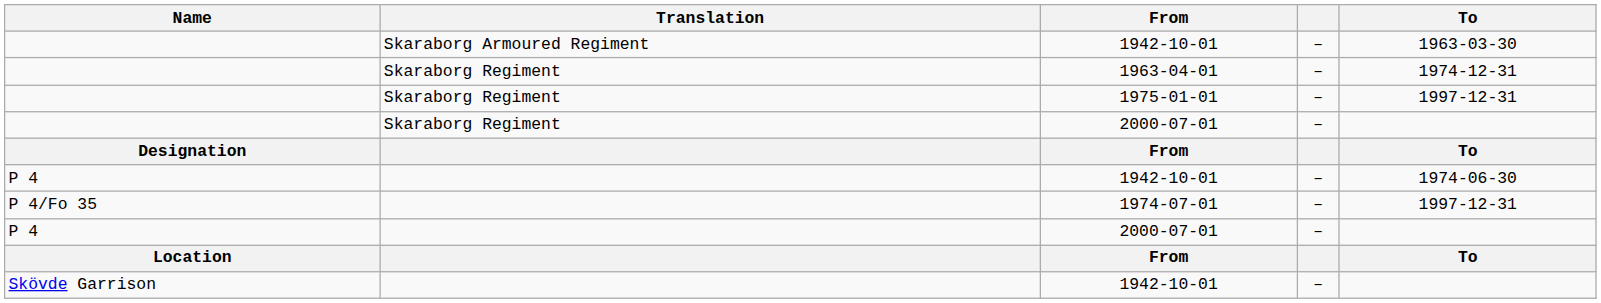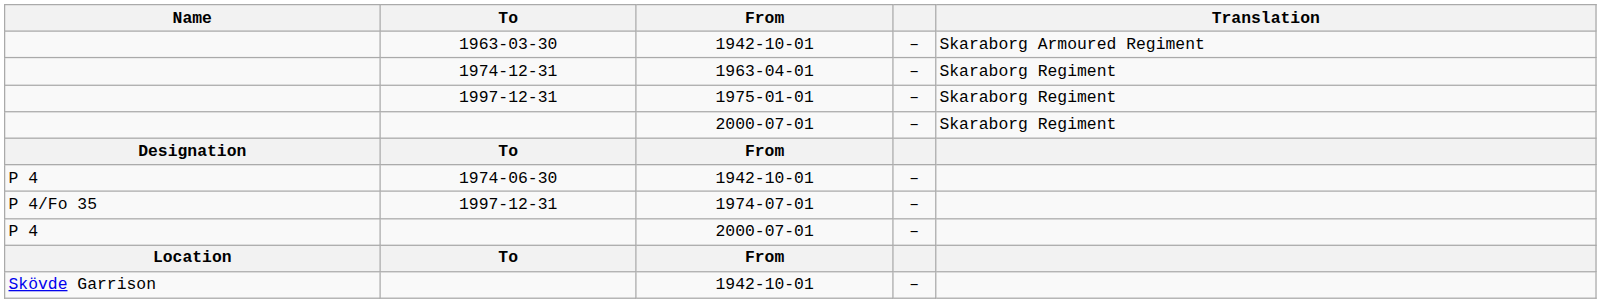columns swapped: (710, 18) <-> (1468, 18)
